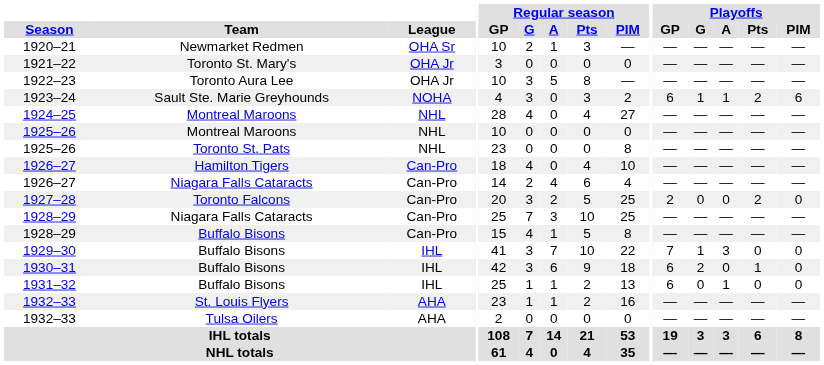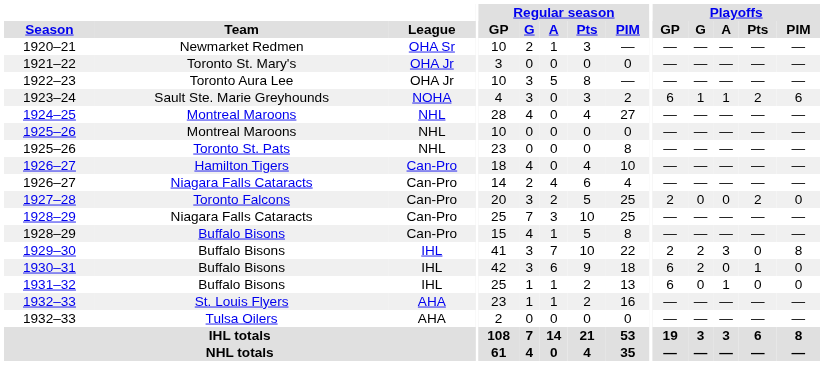(670, 250) 7 -> (670, 250) 2
(701, 250) 1 -> (701, 250) 2
(798, 250) 0 -> (798, 250) 8
